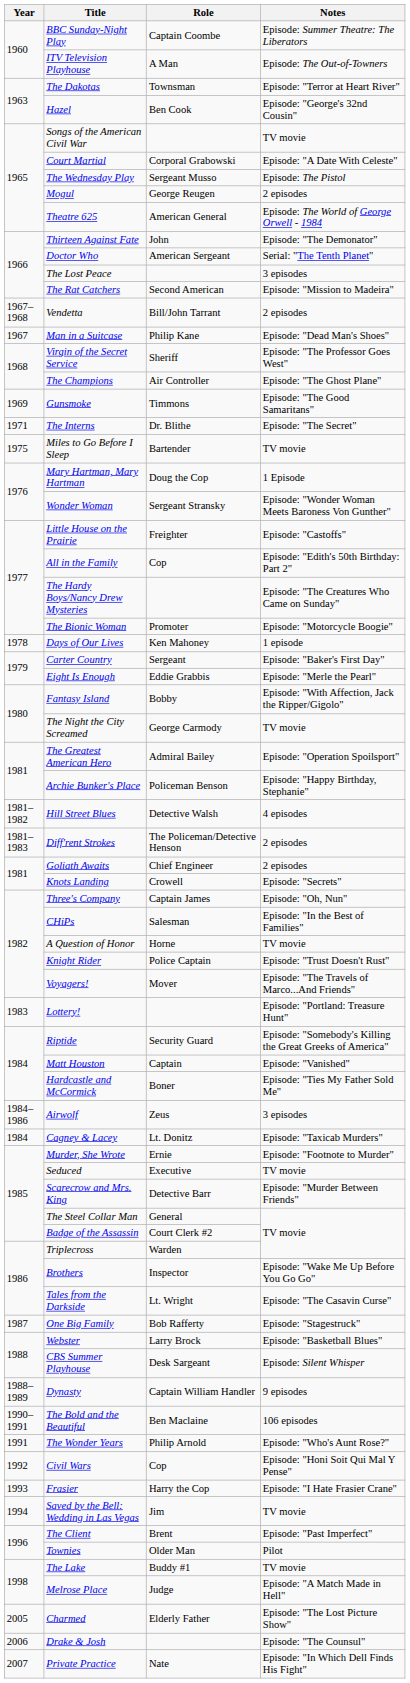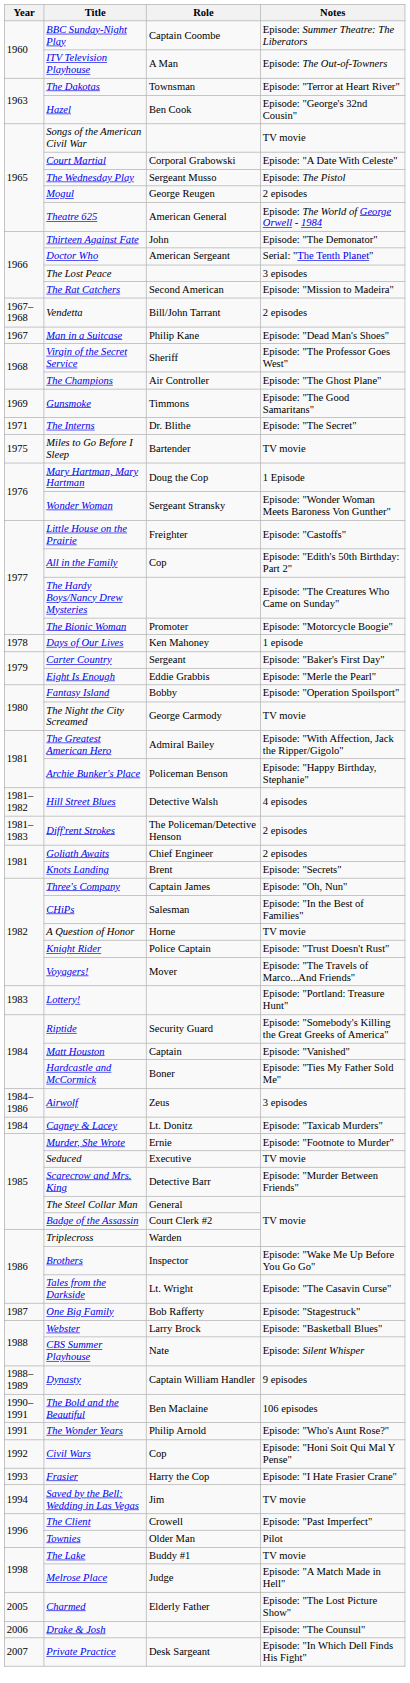(328, 699) Episode: "With Affection, Jack the Ripper/Gigolo" -> (331, 693) Episode: "Operation Spoilsport"
(331, 756) Episode: "Operation Spoilsport" -> (328, 744) Episode: "With Affection, Jack the Ripper/Gigolo"
(166, 882) Crowell -> (161, 870) Brent
(179, 1363) Desk Sargeant -> (159, 1351) Nate
(161, 1534) Brent -> (166, 1522) Crowell
(159, 1664) Nate -> (179, 1652) Desk Sargeant
